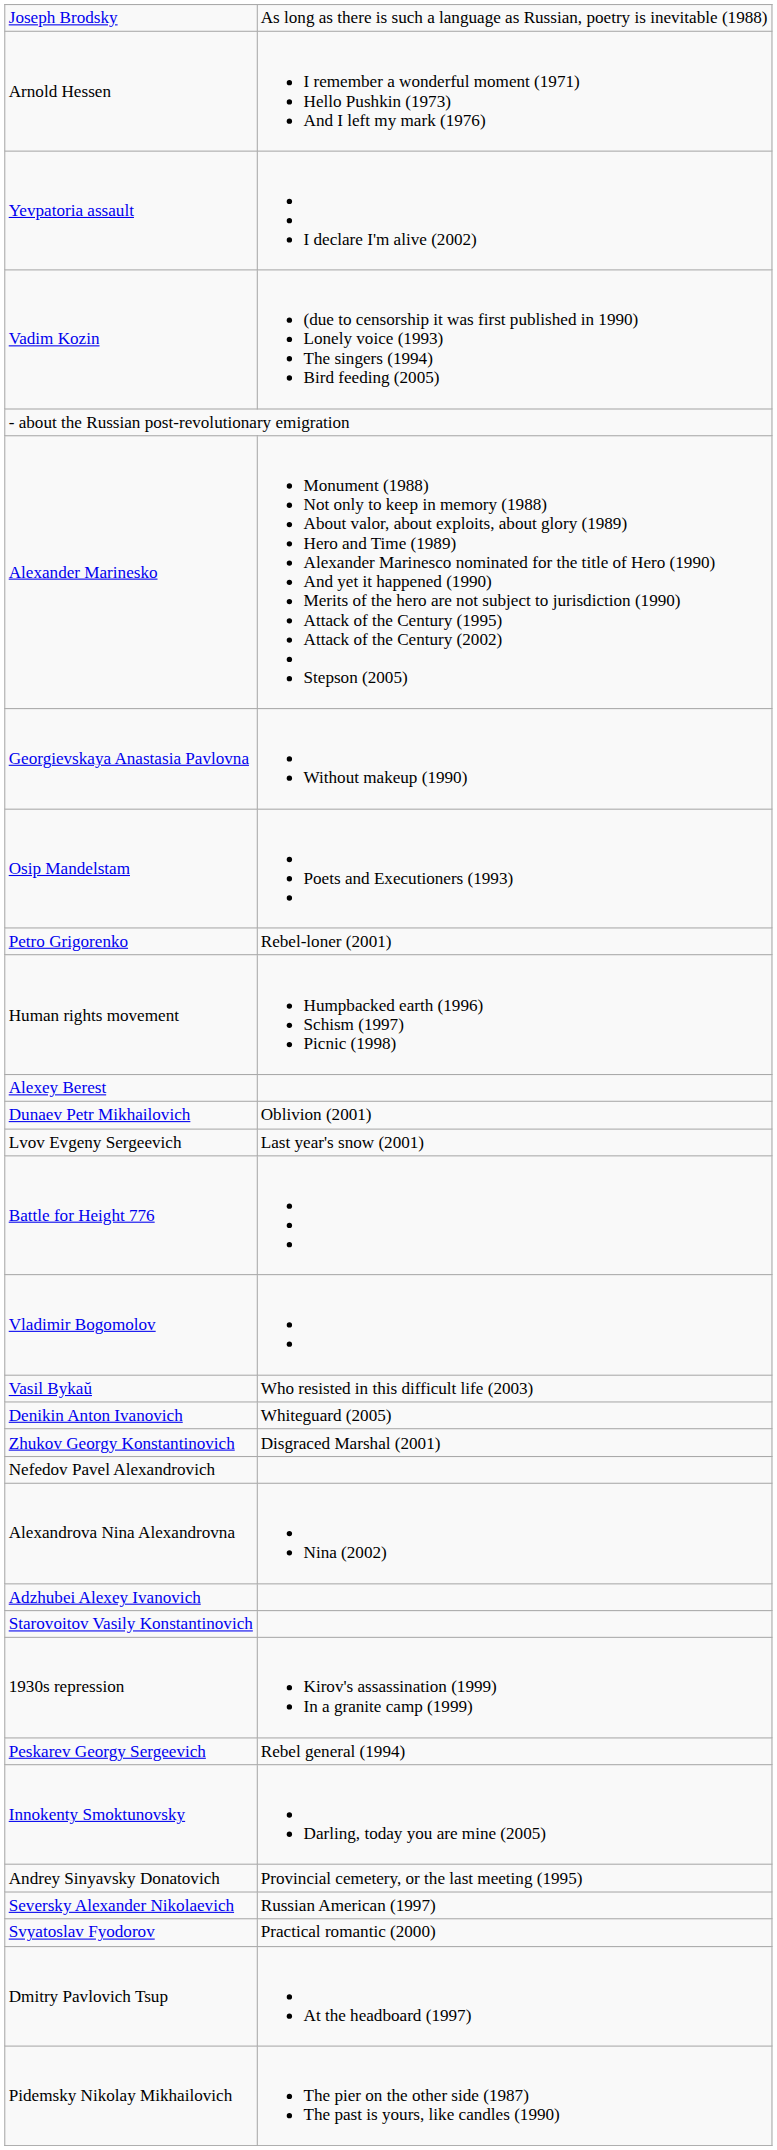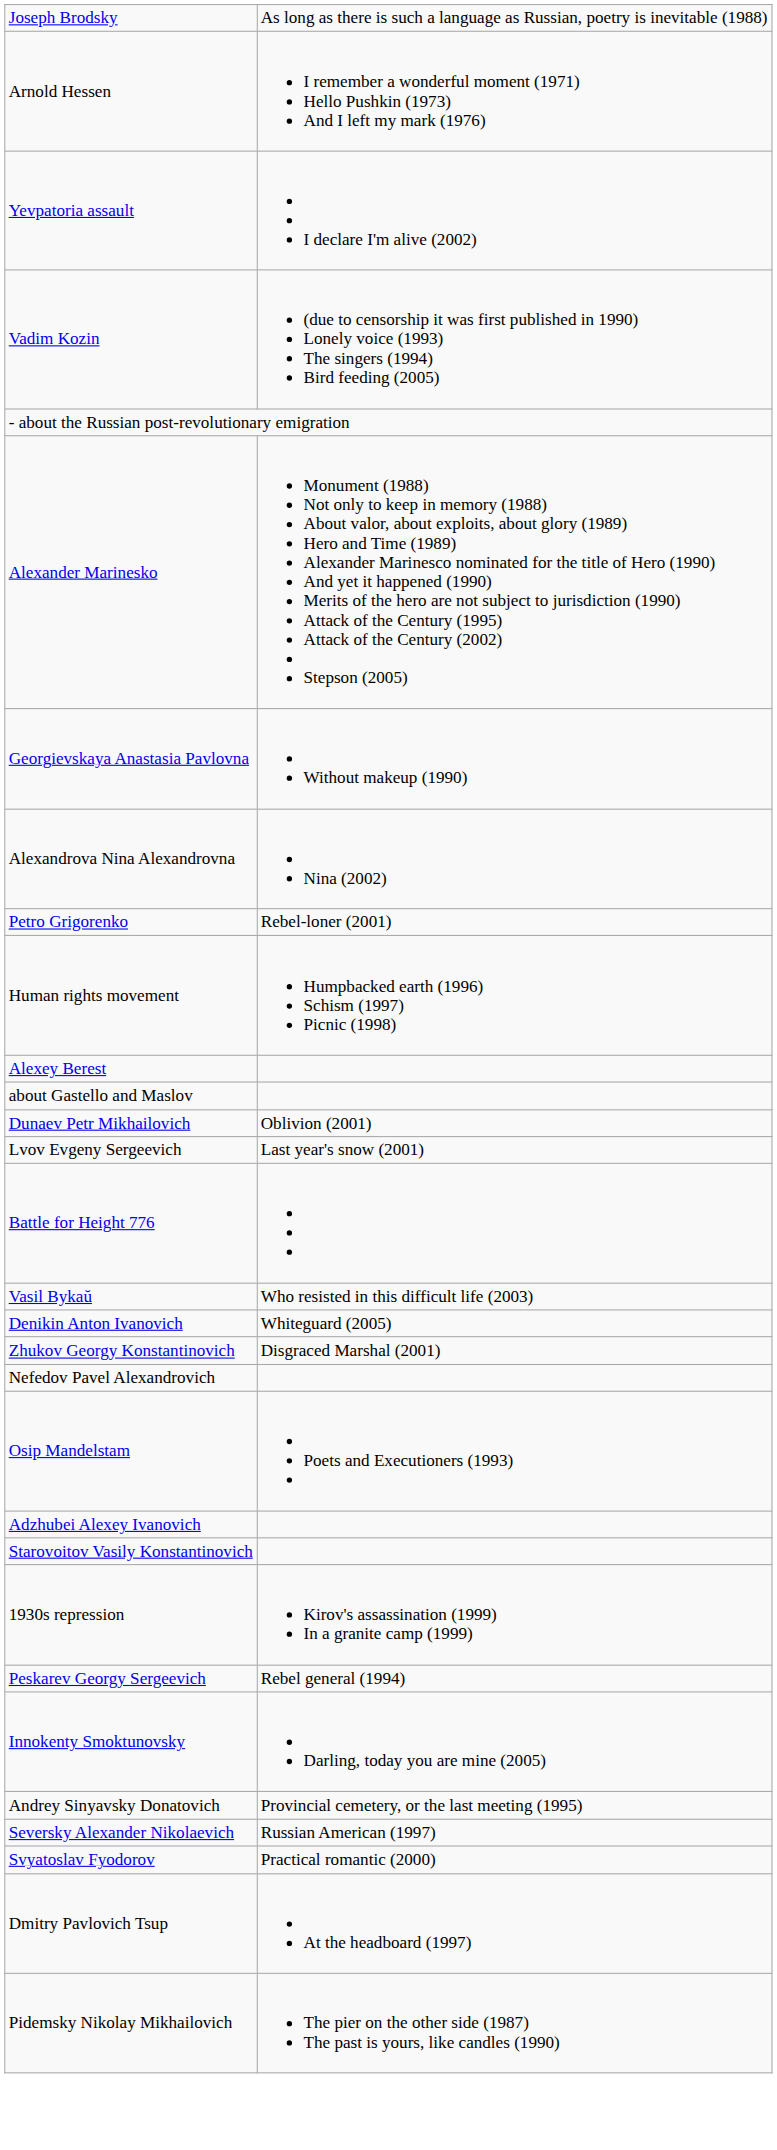rows swapped: (69, 868) <-> (122, 1533)
+ row: (101, 1095)
- row: (82, 1324)
